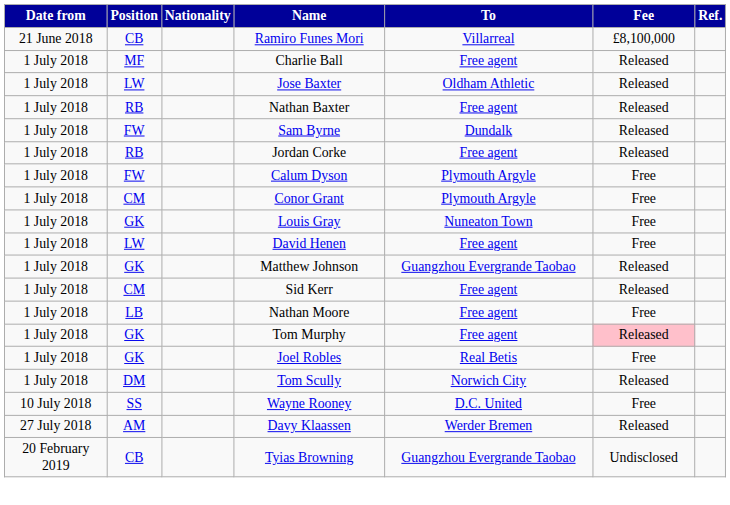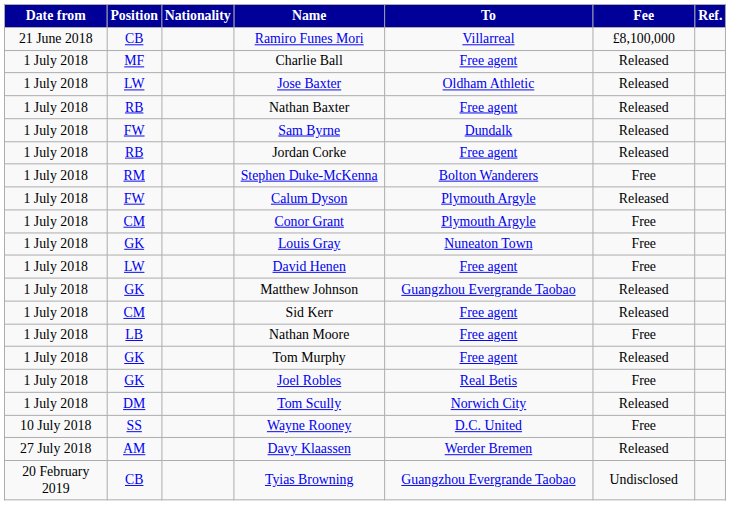+ row: (309, 175)
(644, 175) Free -> (644, 198) Released
(644, 335) pink background -> (644, 358) no background
